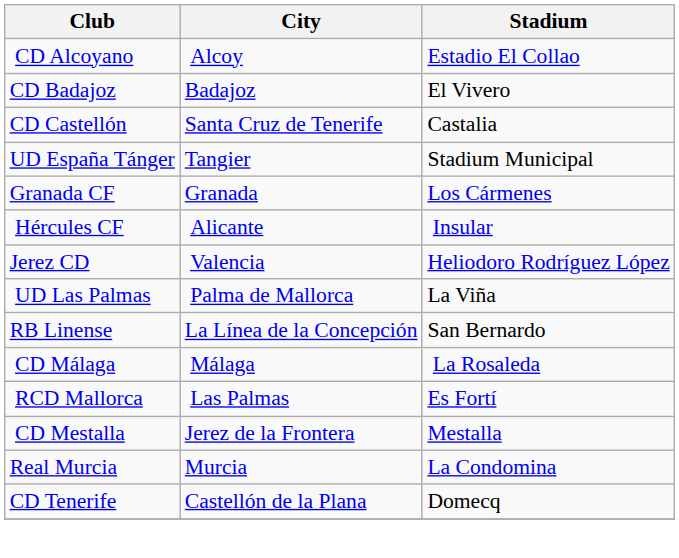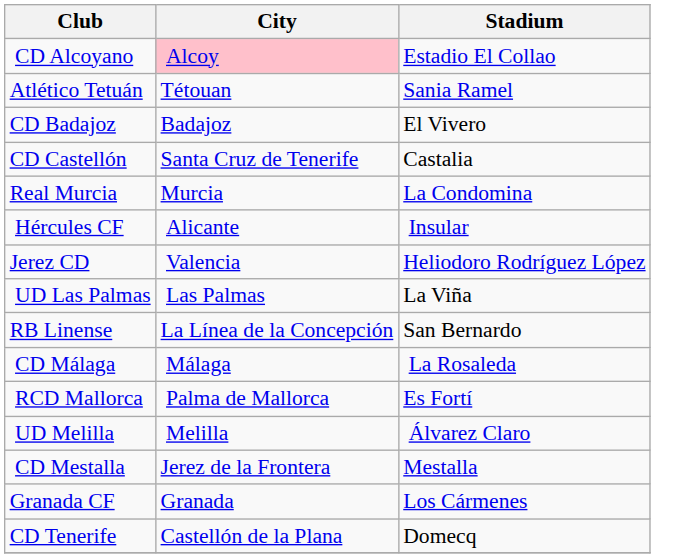(214, 55) no background -> (190, 55) pink background
+ row: (76, 90)
- row: (92, 158)
rows swapped: (62, 192) <-> (63, 466)
(269, 295) Palma de Mallorca -> (213, 295) Las Palmas
(237, 398) Las Palmas -> (245, 398) Palma de Mallorca
+ row: (62, 432)
